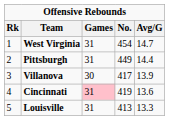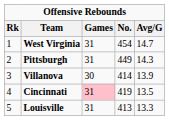(145, 60) 14.4 -> (145, 60) 14.3
(125, 76) 417 -> (125, 76) 414
(145, 92) 13.6 -> (145, 92) 13.5
